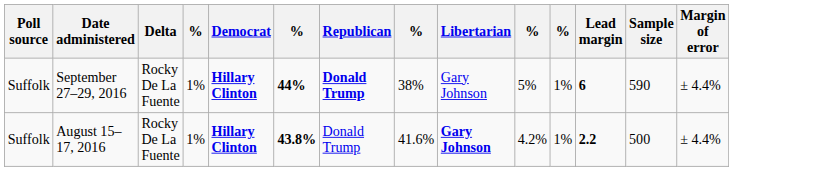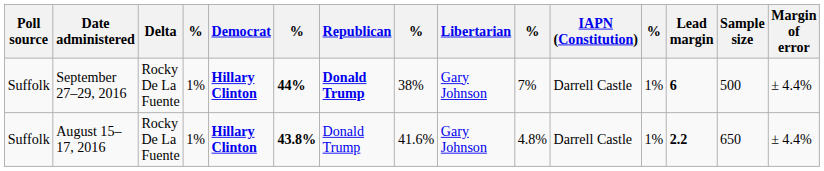+ column: (596, 31)
(527, 85) 5% -> (527, 85) 7%
(640, 85) 590 -> (731, 85) 500
(466, 139) bold -> (464, 139) normal
(532, 139) 4.2% -> (532, 139) 4.8%
(640, 139) 500 -> (731, 139) 650
